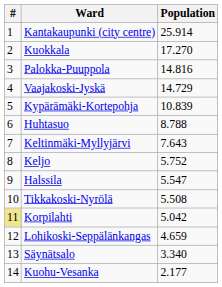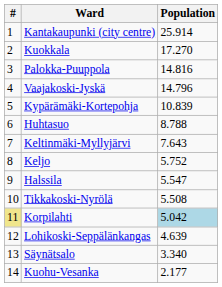(177, 87) 14.729 -> (177, 87) 14.796
(174, 217) no background -> (174, 217) lightblue background
(174, 236) 4.659 -> (174, 236) 4.639
